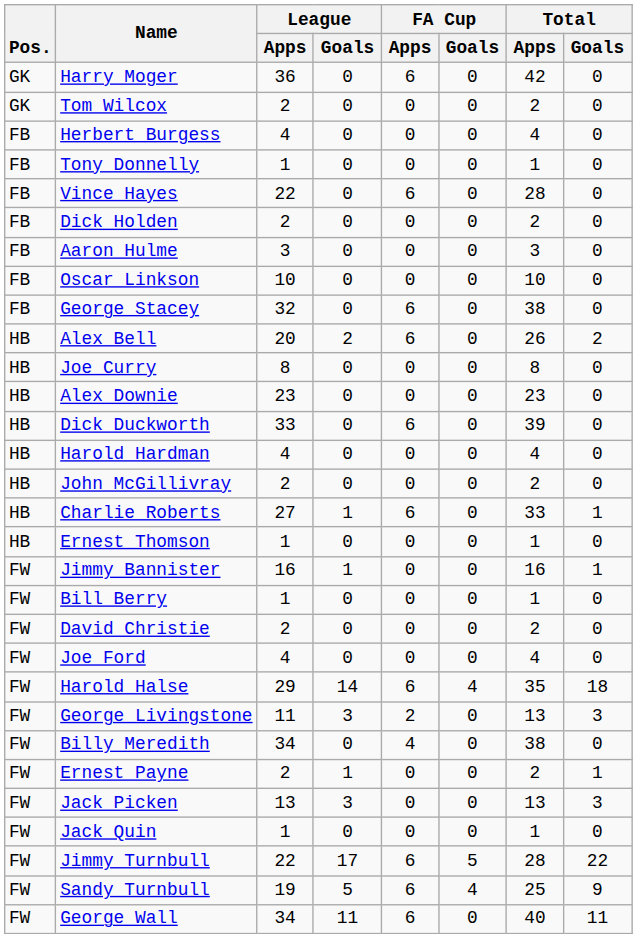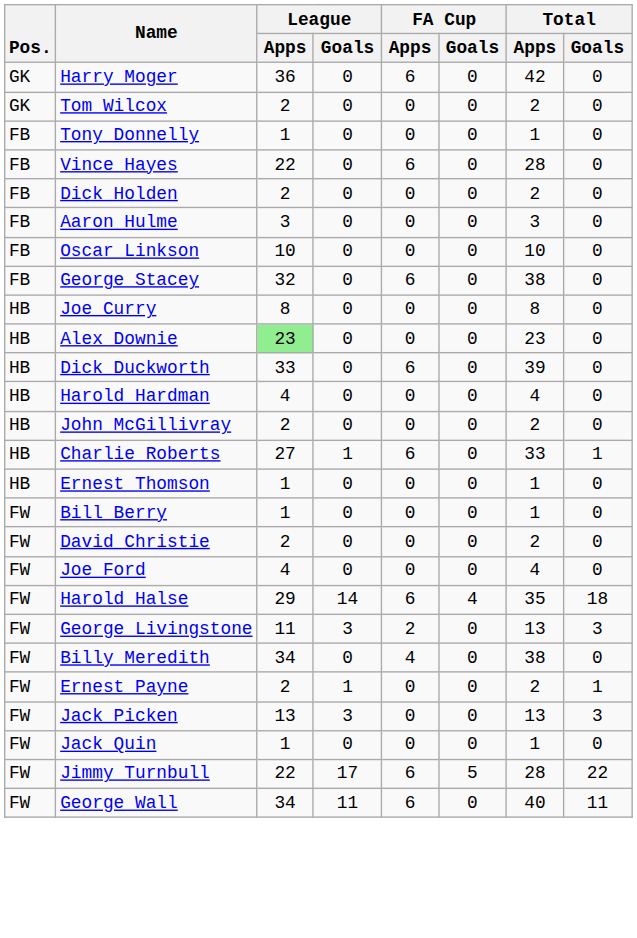- row: (140, 135)
- row: (108, 338)
(285, 397) no background -> (285, 338) lightgreen background
- row: (140, 571)
- row: (135, 890)
